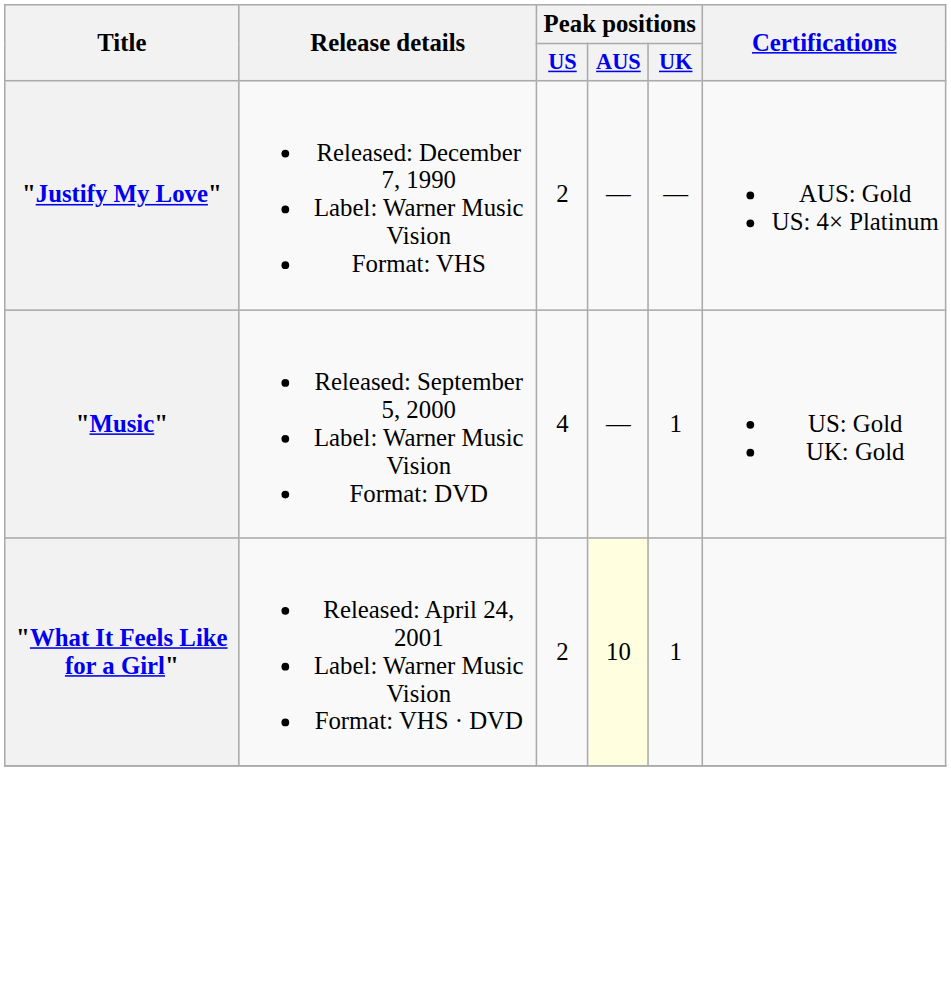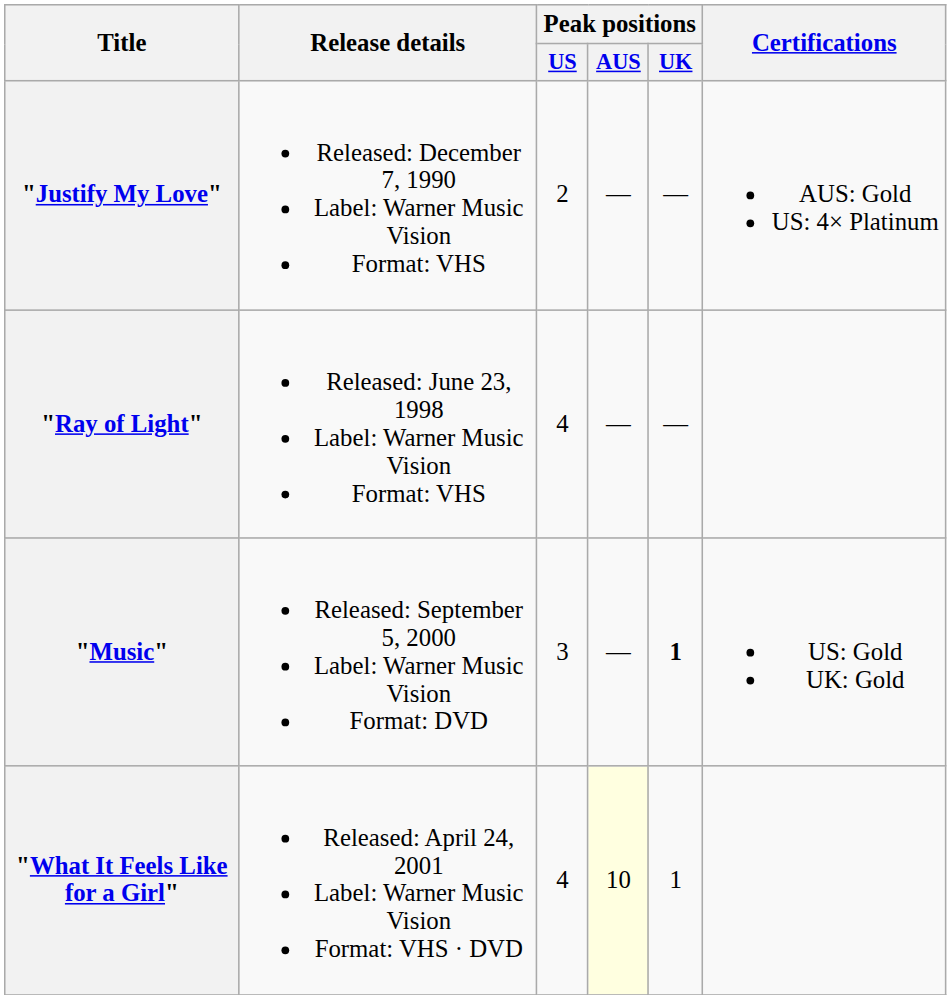+ row: (122, 423)
(562, 423) 4 -> (562, 651) 3
(676, 423) normal -> (676, 651) bold
(562, 651) 2 -> (562, 880) 4
